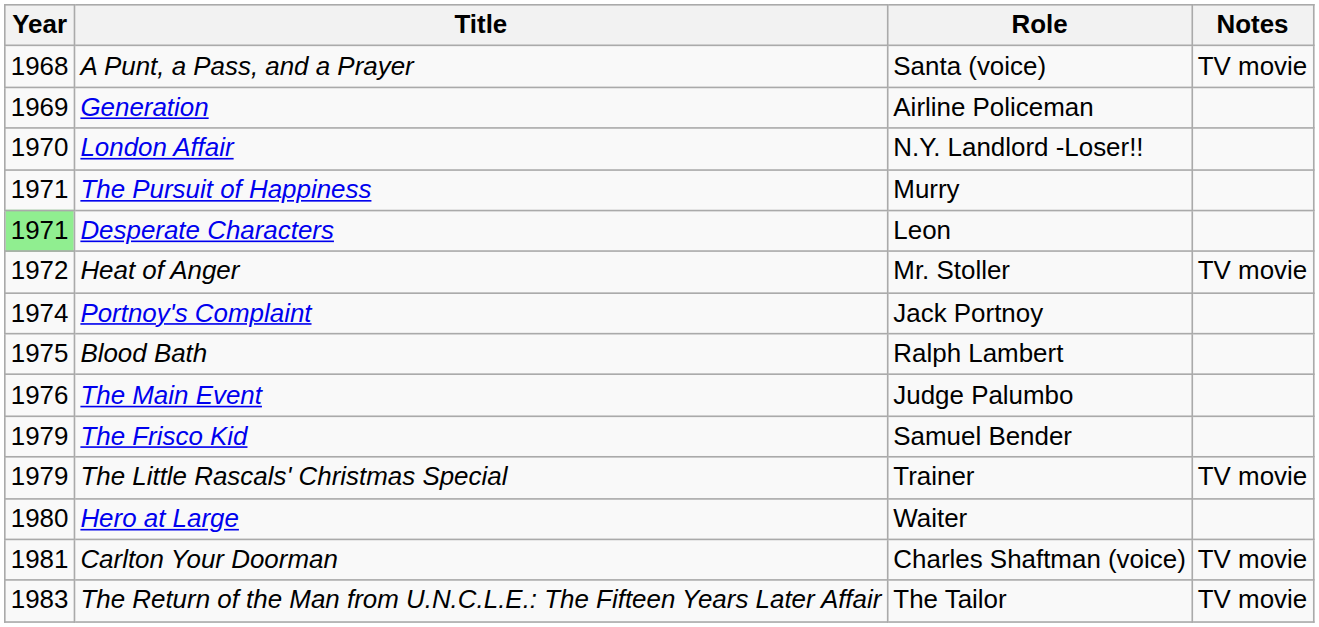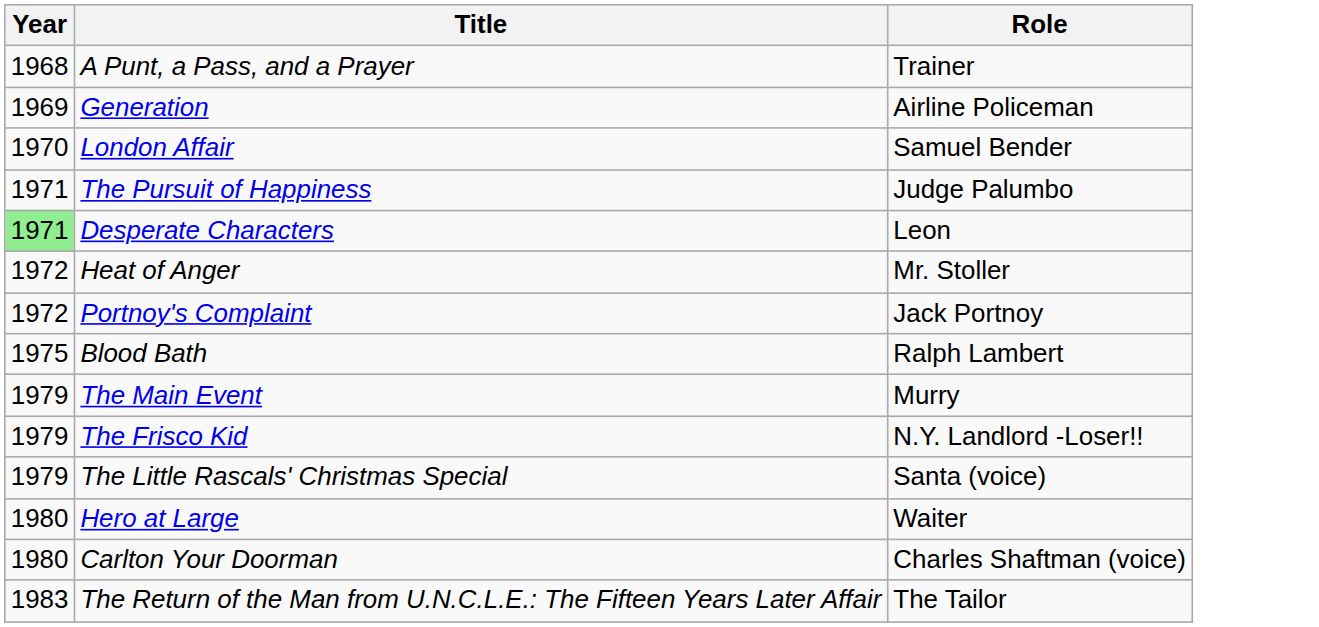- column: (1252, 25)
(970, 66) Santa (voice) -> (934, 66) Trainer
(1018, 148) N.Y. Landlord -Loser!! -> (983, 148) Samuel Bender
(926, 189) Murry -> (983, 189) Judge Palumbo
(40, 312) 1974 -> (40, 312) 1972
(40, 395) 1976 -> (40, 395) 1979
(983, 395) Judge Palumbo -> (926, 395) Murry
(983, 436) Samuel Bender -> (1018, 436) N.Y. Landlord -Loser!!
(934, 477) Trainer -> (970, 477) Santa (voice)
(40, 559) 1981 -> (40, 559) 1980
